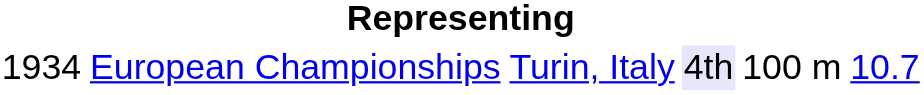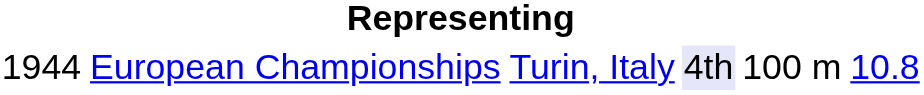(41, 67) 1934 -> (41, 67) 1944
(885, 67) 10.7 -> (885, 67) 10.8
